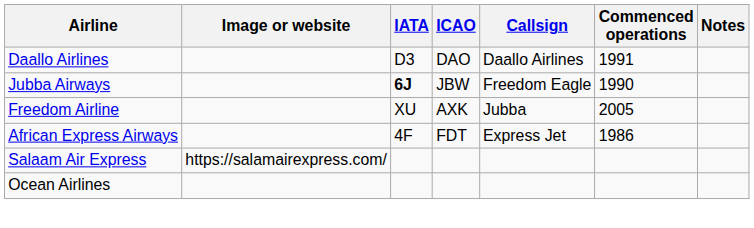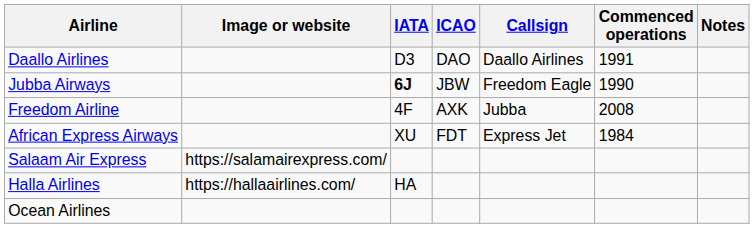(405, 110) XU -> (403, 110) 4F
(616, 110) 2005 -> (616, 110) 2008
(403, 135) 4F -> (405, 135) XU
(616, 135) 1986 -> (616, 135) 1984
+ row: (54, 185)
